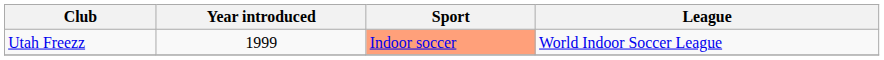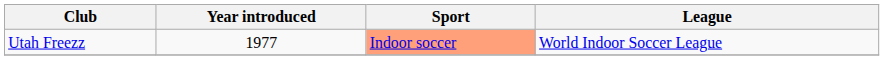(261, 42) 1999 -> (261, 42) 1977
